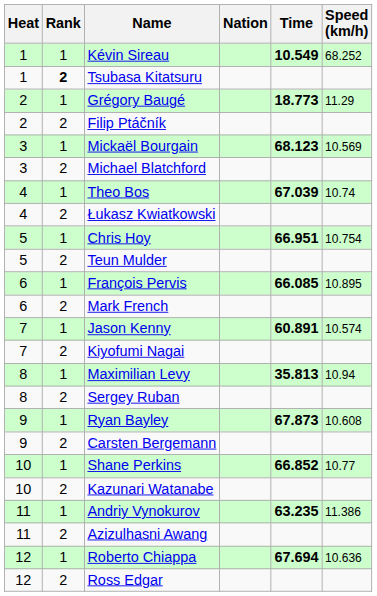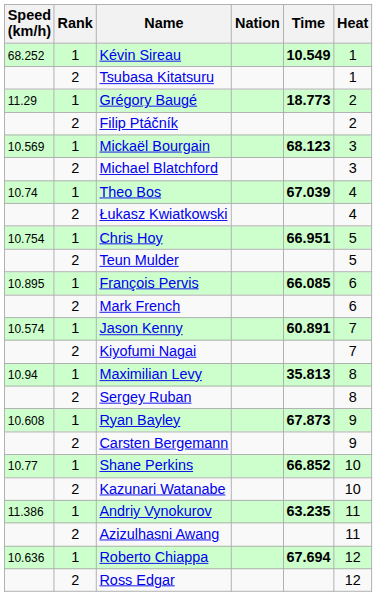columns swapped: (23, 24) <-> (347, 24)
(63, 77) bold -> (75, 77) normal
